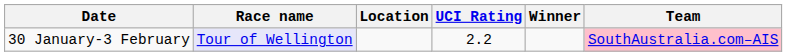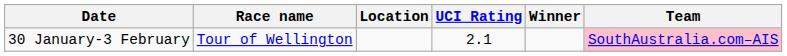(275, 40) lavender background -> (275, 40) no background
(479, 40) 2.2 -> (479, 40) 2.1
